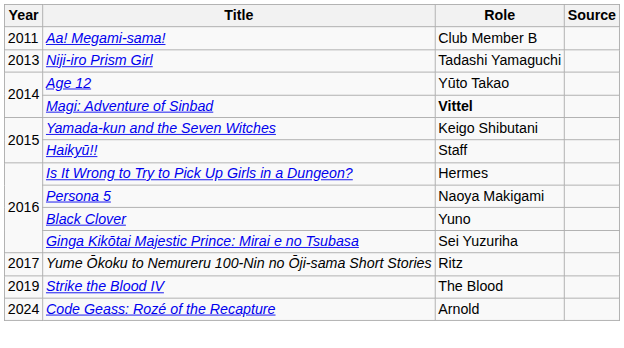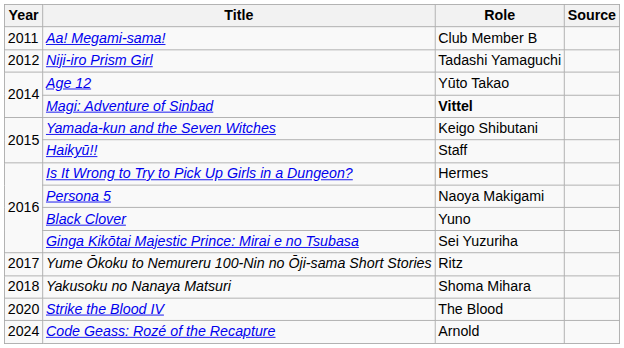(24, 60) 2013 -> (24, 60) 2012
+ row: (138, 286)
(24, 286) 2019 -> (24, 309) 2020
